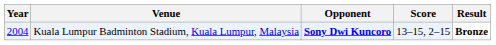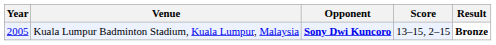(18, 31) 2004 -> (18, 31) 2005
